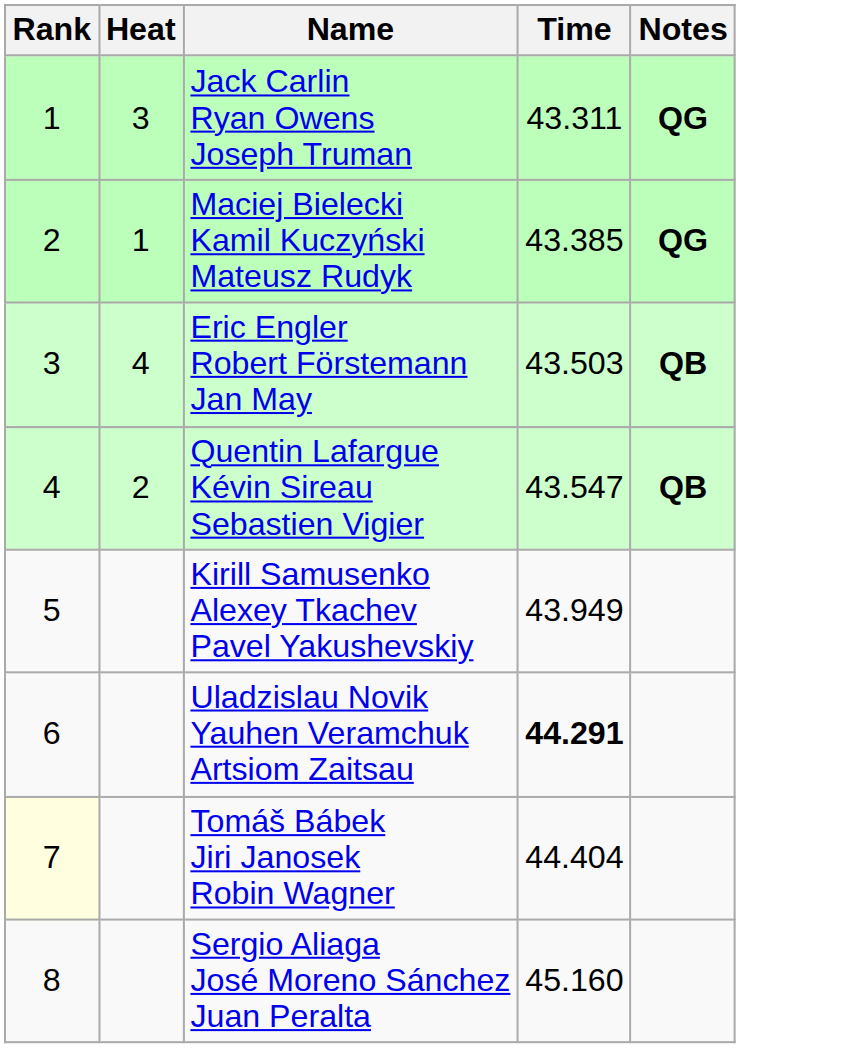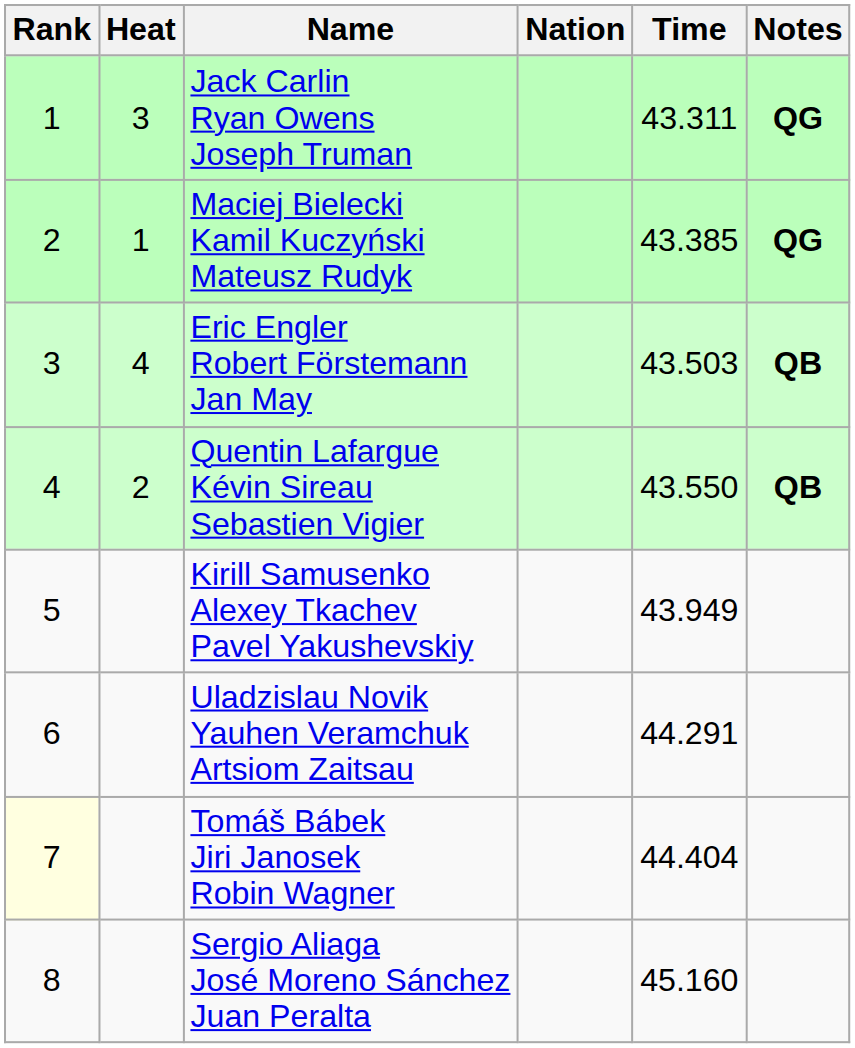+ column: (575, 30)
(574, 487) 43.547 -> (689, 487) 43.550
(574, 734) bold -> (689, 734) normal
